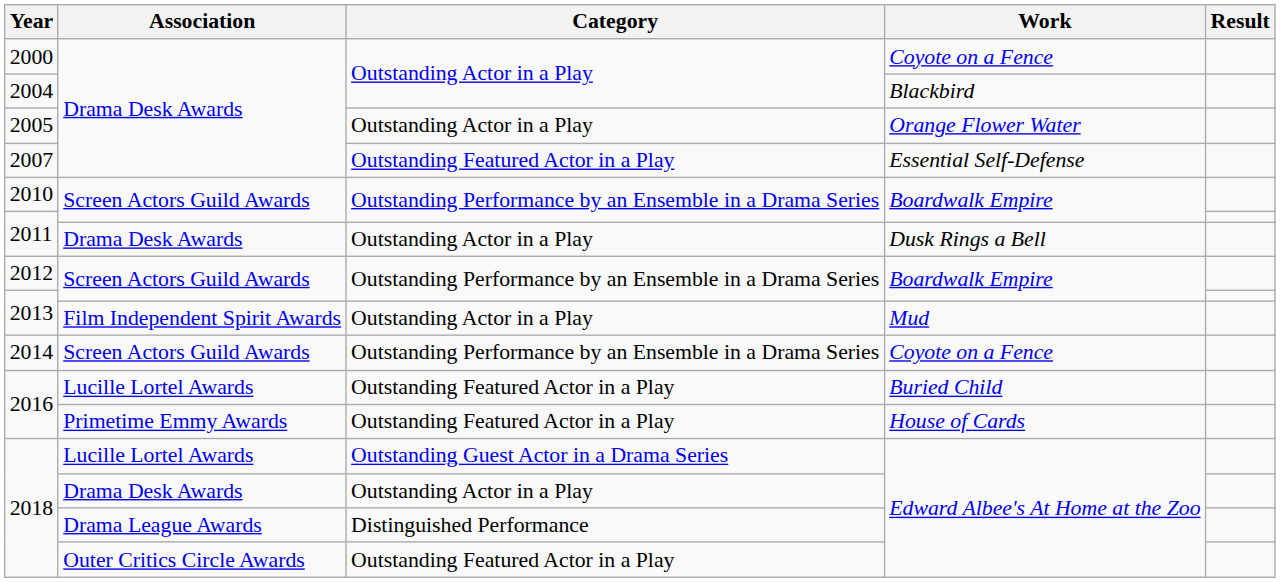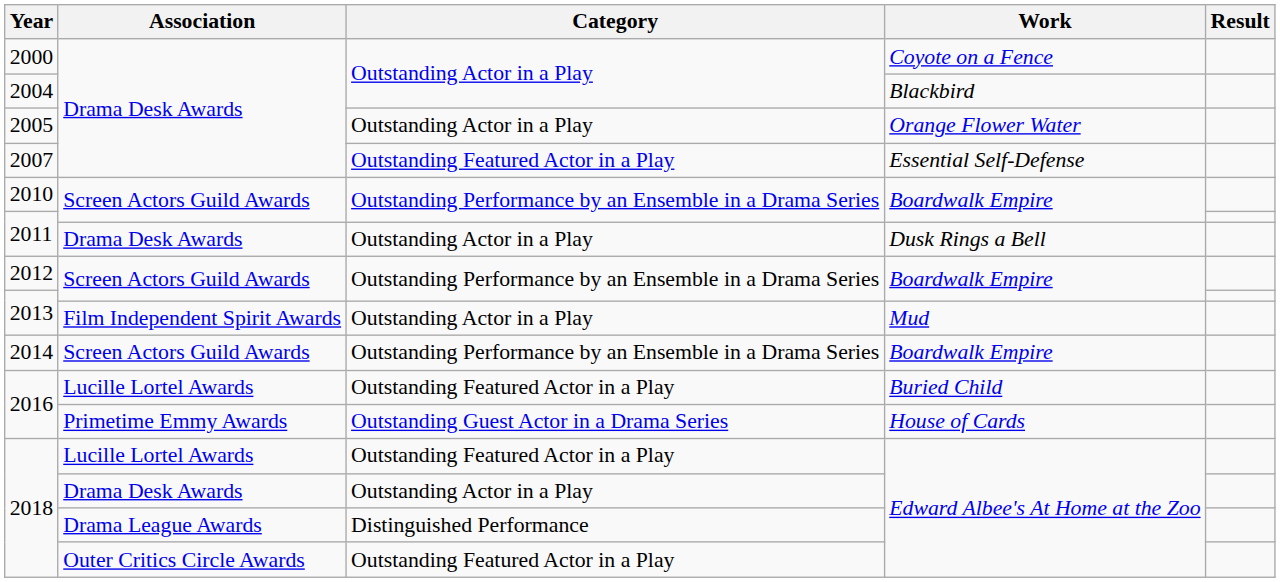(971, 352) Coyote on a Fence -> (971, 352) Boardwalk Empire
(513, 421) Outstanding Featured Actor in a Play -> (540, 421) Outstanding Guest Actor in a Drama Series
(540, 455) Outstanding Guest Actor in a Drama Series -> (513, 455) Outstanding Featured Actor in a Play
